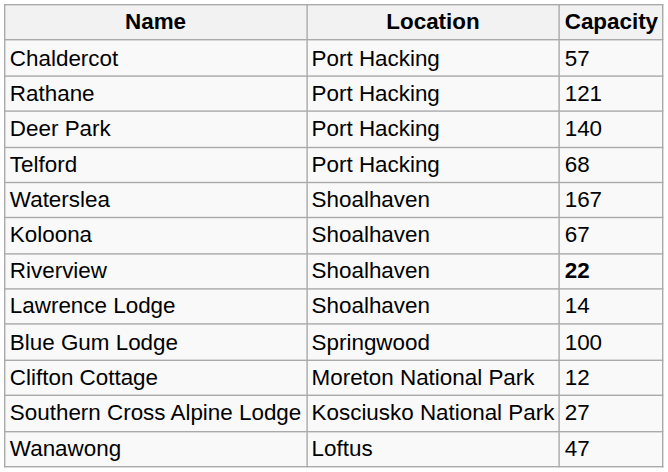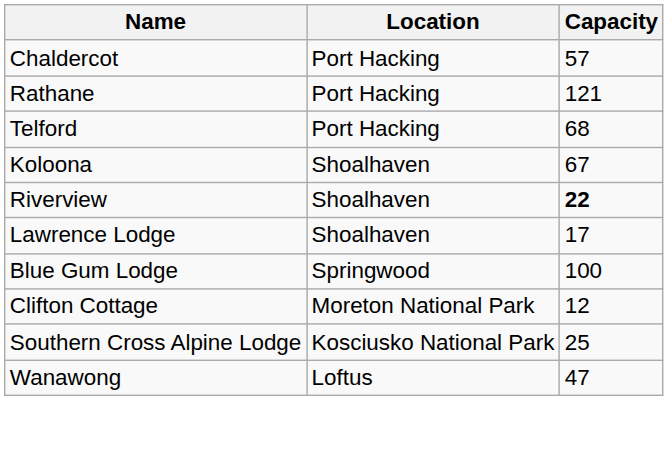- row: (60, 128)
- row: (60, 199)
(577, 306) 14 -> (577, 235) 17
(577, 413) 27 -> (577, 341) 25
